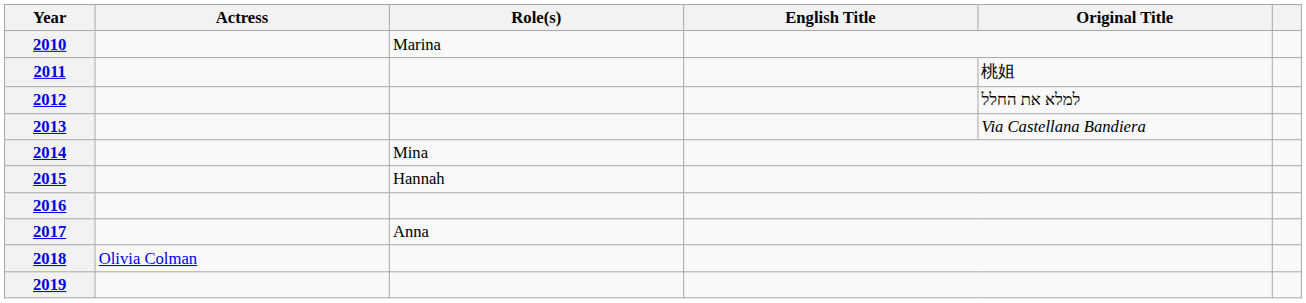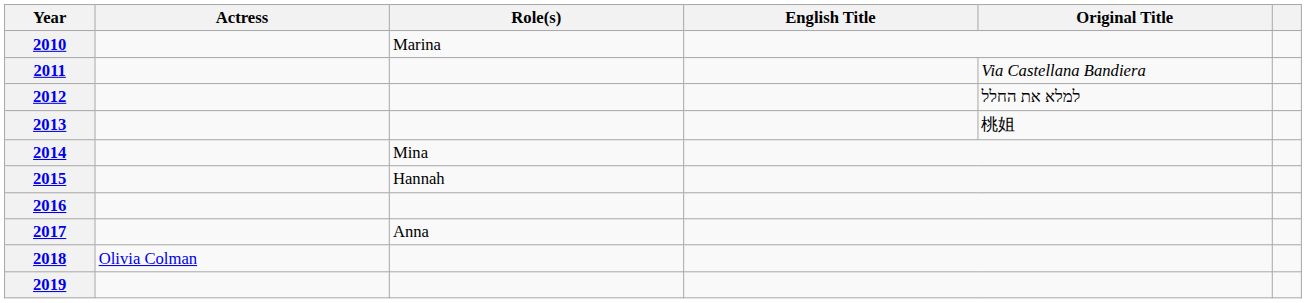(998, 71) 桃姐 -> (1064, 70) Via Castellana Bandiera
(1064, 126) Via Castellana Bandiera -> (998, 124) 桃姐
